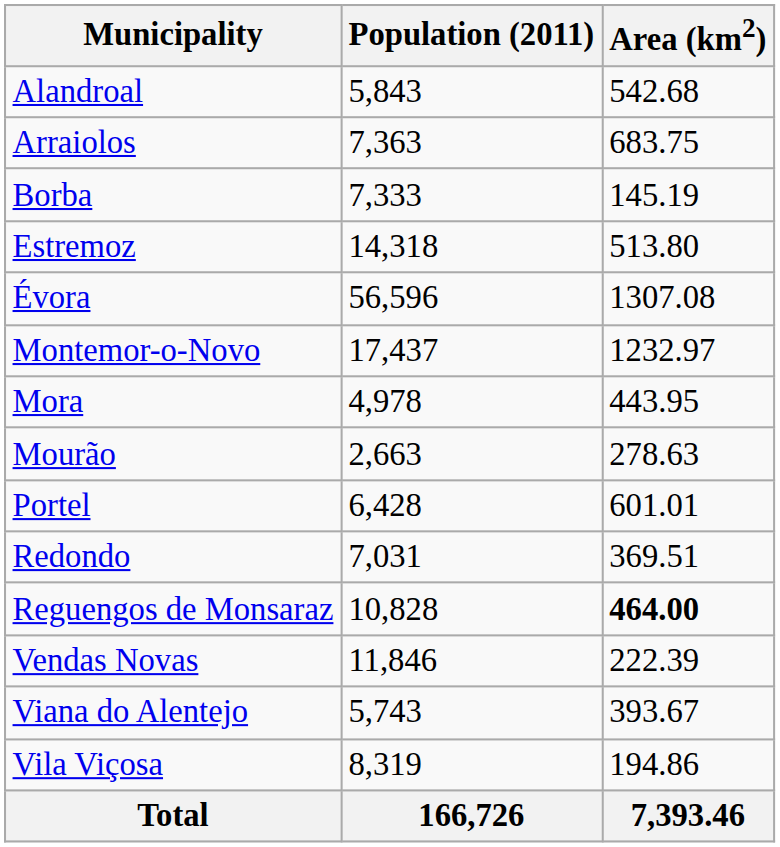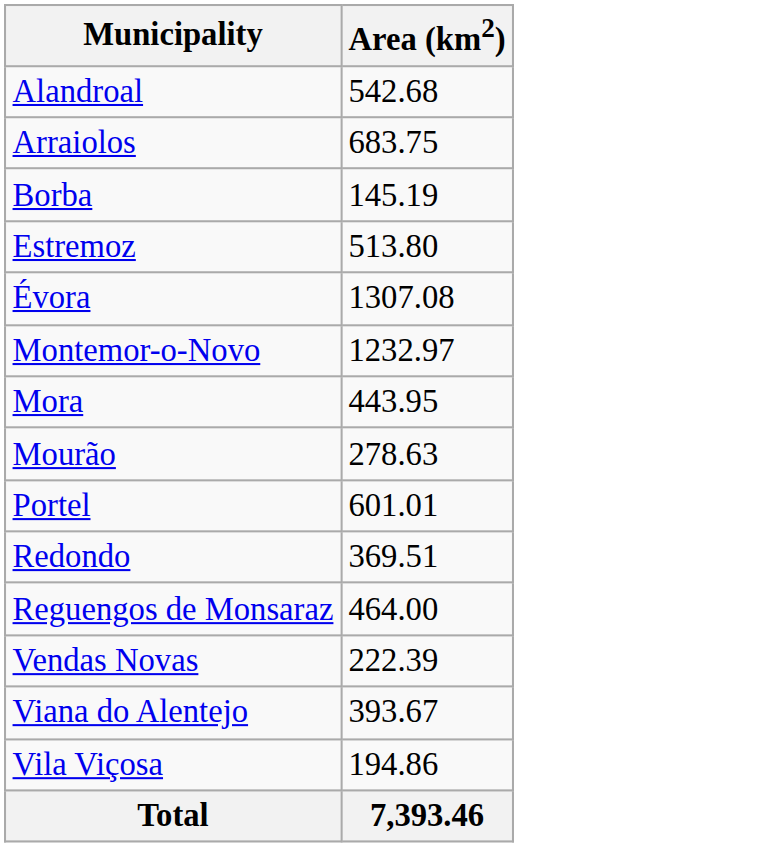- column: (471, 34)
(654, 608) bold -> (393, 608) normal
